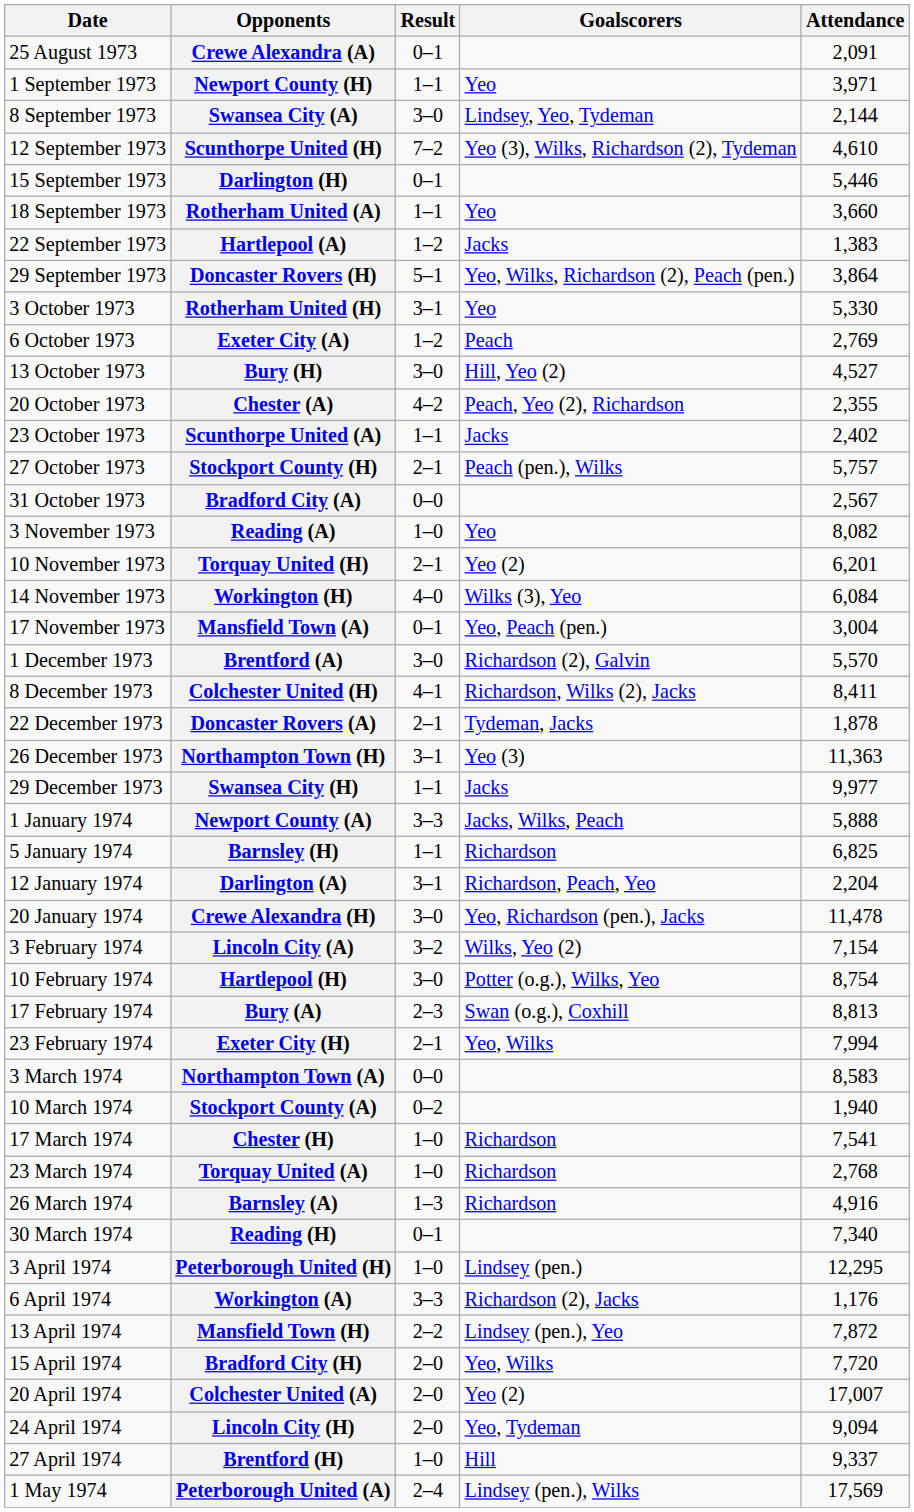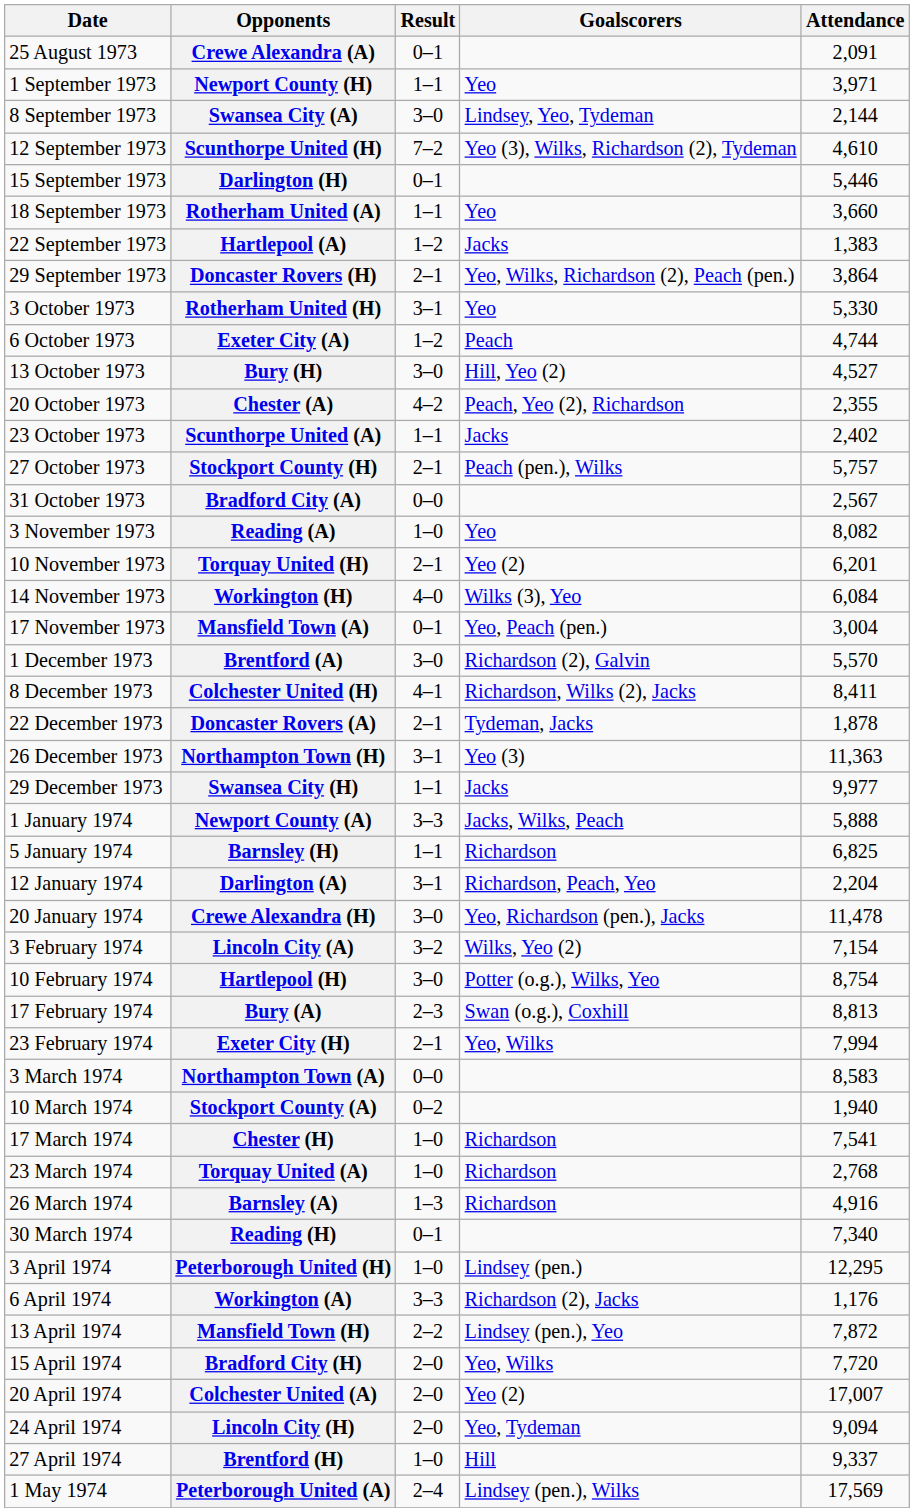(428, 276) 5–1 -> (428, 276) 2–1
(855, 340) 2,769 -> (855, 340) 4,744
